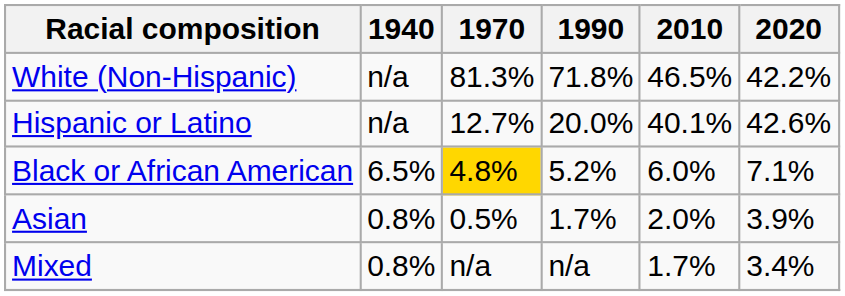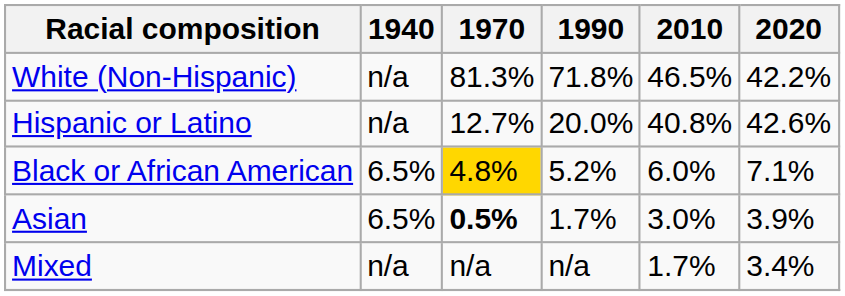(690, 124) 40.1% -> (690, 124) 40.8%
(401, 218) 0.8% -> (401, 218) 6.5%
(484, 218) normal -> (484, 218) bold
(681, 218) 2.0% -> (681, 218) 3.0%
(401, 266) 0.8% -> (388, 266) n/a
